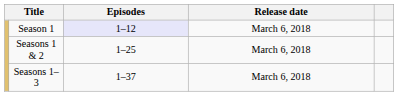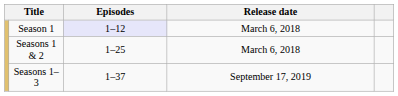(281, 77) March 6, 2018 -> (271, 77) September 17, 2019
